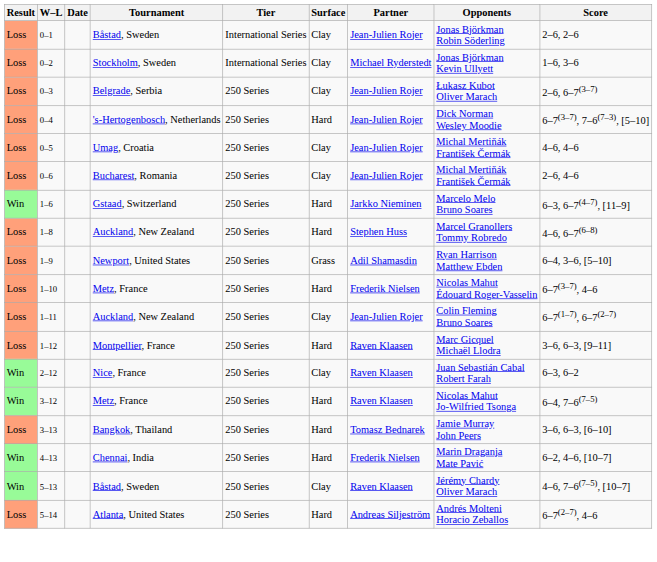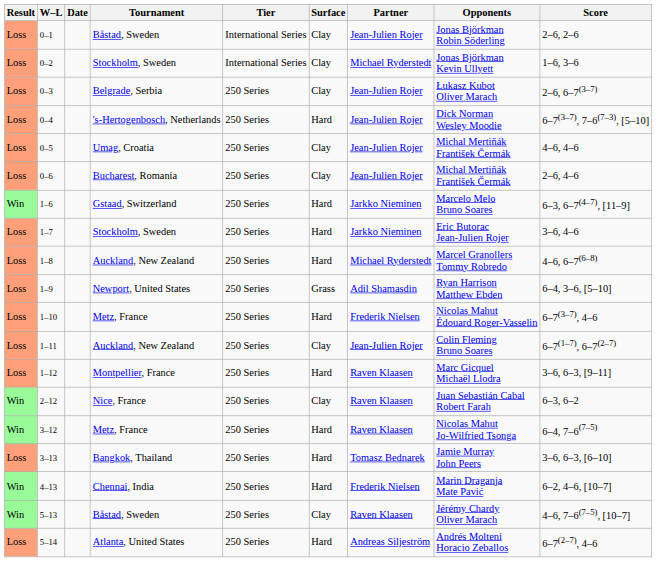+ row: (46, 233)
(379, 232) Stephen Huss -> (391, 260) Michael Ryderstedt
